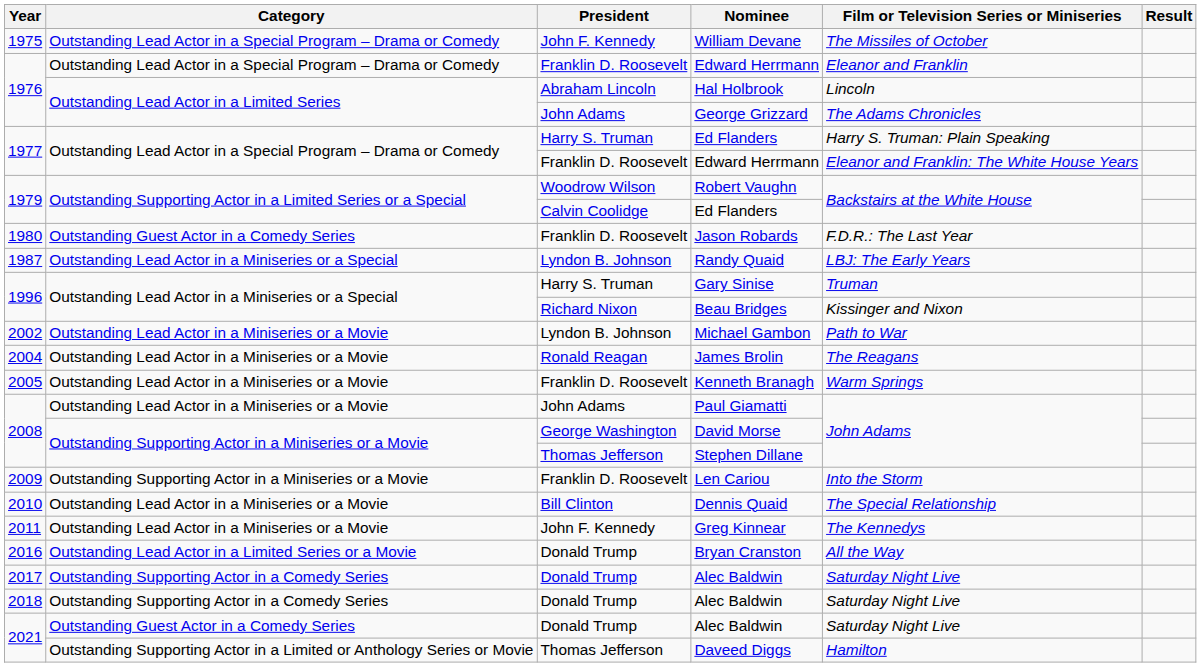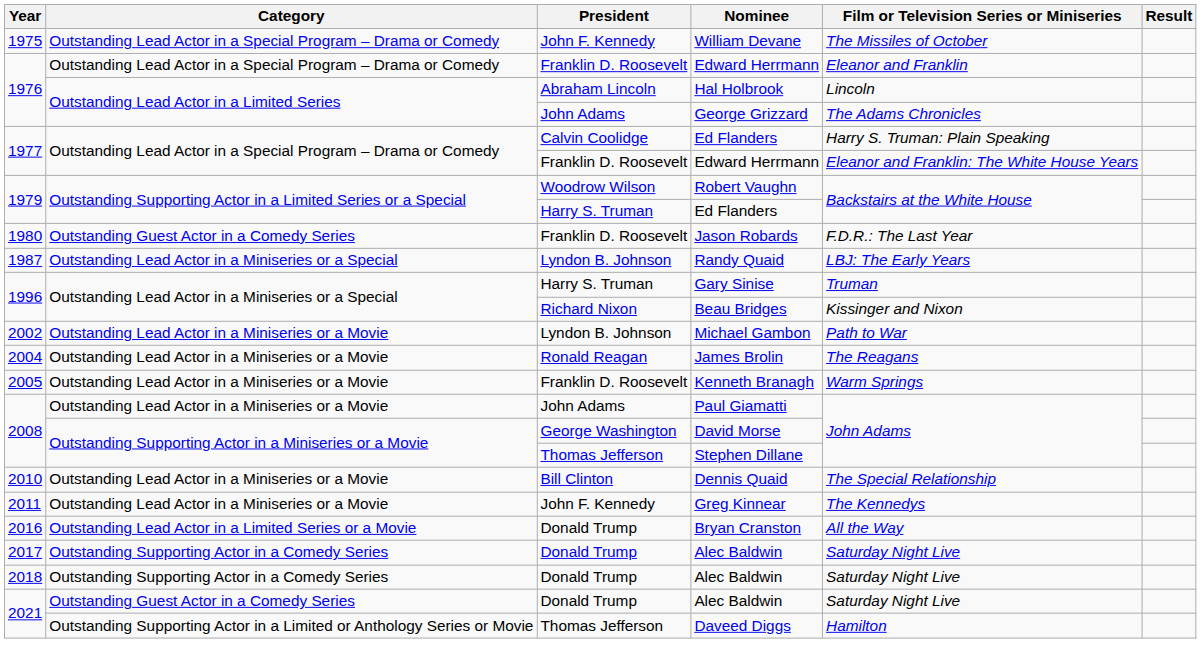(597, 138) Harry S. Truman -> (594, 138) Calvin Coolidge
(594, 211) Calvin Coolidge -> (597, 211) Harry S. Truman
- row: (25, 479)
